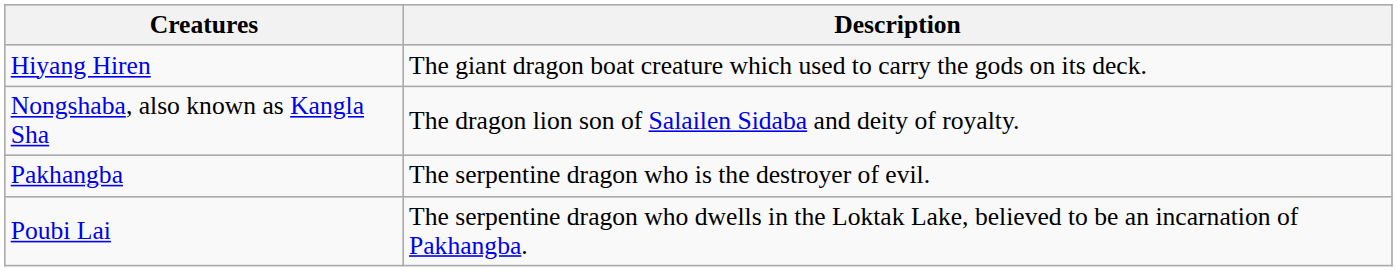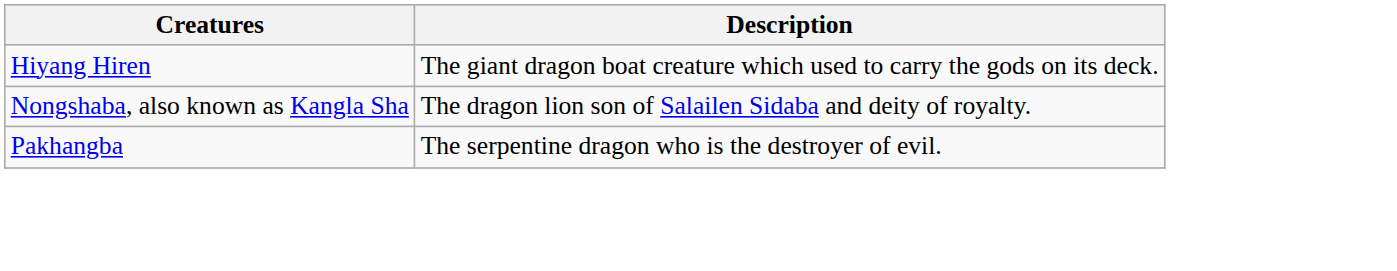- row: (61, 230)
